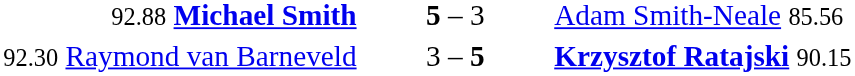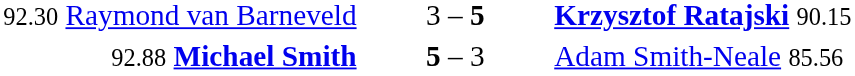rows swapped: (234, 15) <-> (180, 56)
